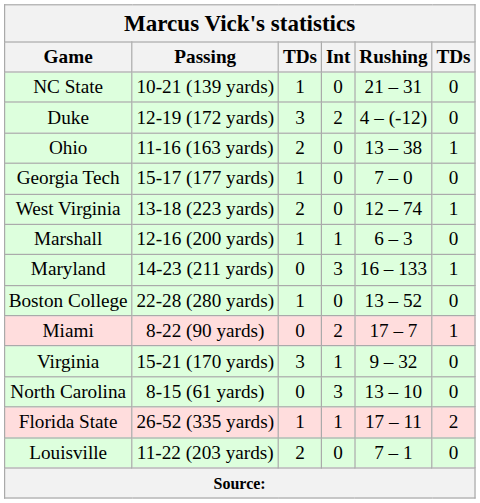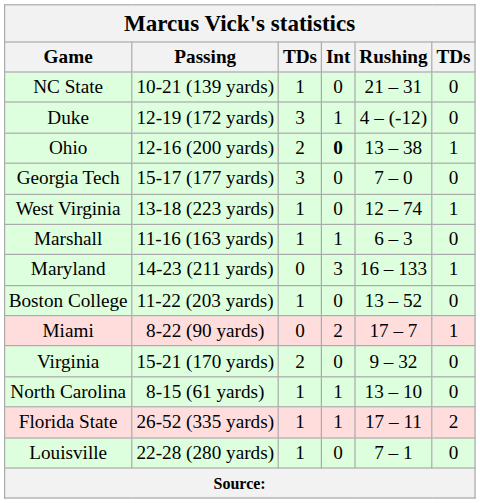(338, 117) 2 -> (338, 117) 1
(205, 148) 11-16 (163 yards) -> (205, 148) 12-16 (200 yards)
(338, 148) normal -> (338, 148) bold
(300, 178) 1 -> (300, 178) 3
(300, 208) 2 -> (300, 208) 1
(205, 239) 12-16 (200 yards) -> (205, 239) 11-16 (163 yards)
(205, 300) 22-28 (280 yards) -> (205, 300) 11-22 (203 yards)
(300, 361) 3 -> (300, 361) 2
(338, 361) 1 -> (338, 361) 0
(300, 391) 0 -> (300, 391) 1
(338, 391) 3 -> (338, 391) 1
(205, 452) 11-22 (203 yards) -> (205, 452) 22-28 (280 yards)
(300, 452) 2 -> (300, 452) 1
